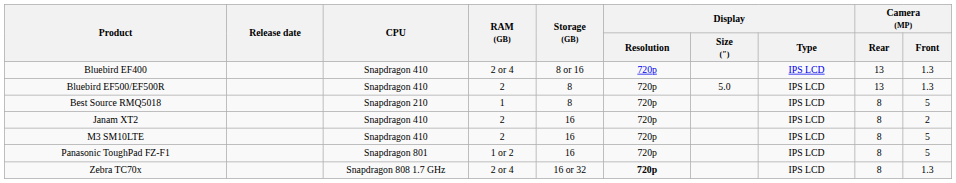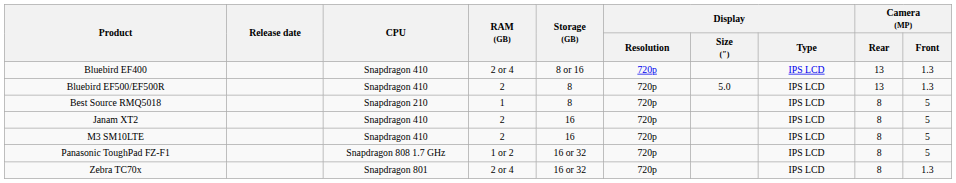(927, 120) 2 -> (927, 120) 5
(396, 153) Snapdragon 801 -> (396, 153) Snapdragon 808 1.7 GHz
(570, 153) 16 -> (570, 153) 16 or 32
(396, 169) Snapdragon 808 1.7 GHz -> (396, 169) Snapdragon 801
(647, 169) bold -> (647, 169) normal
